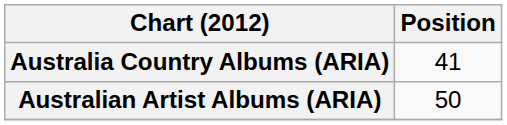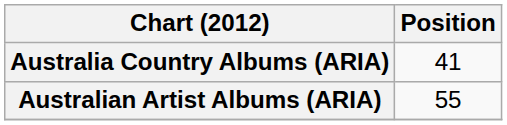(448, 100) 50 -> (448, 100) 55
